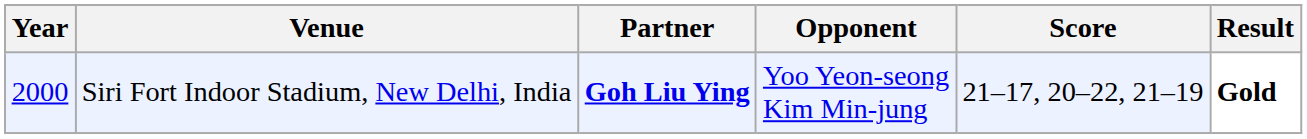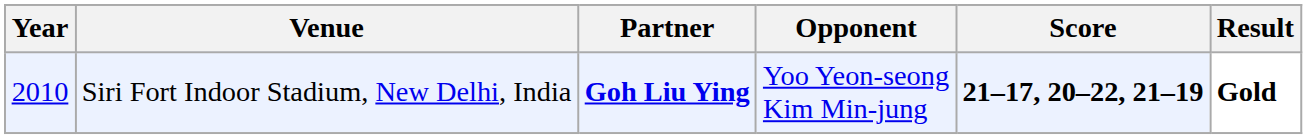(40, 91) 2000 -> (40, 91) 2010
(1083, 91) normal -> (1083, 91) bold
